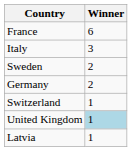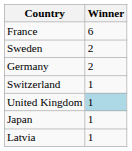- row: (17, 48)
+ row: (20, 119)
